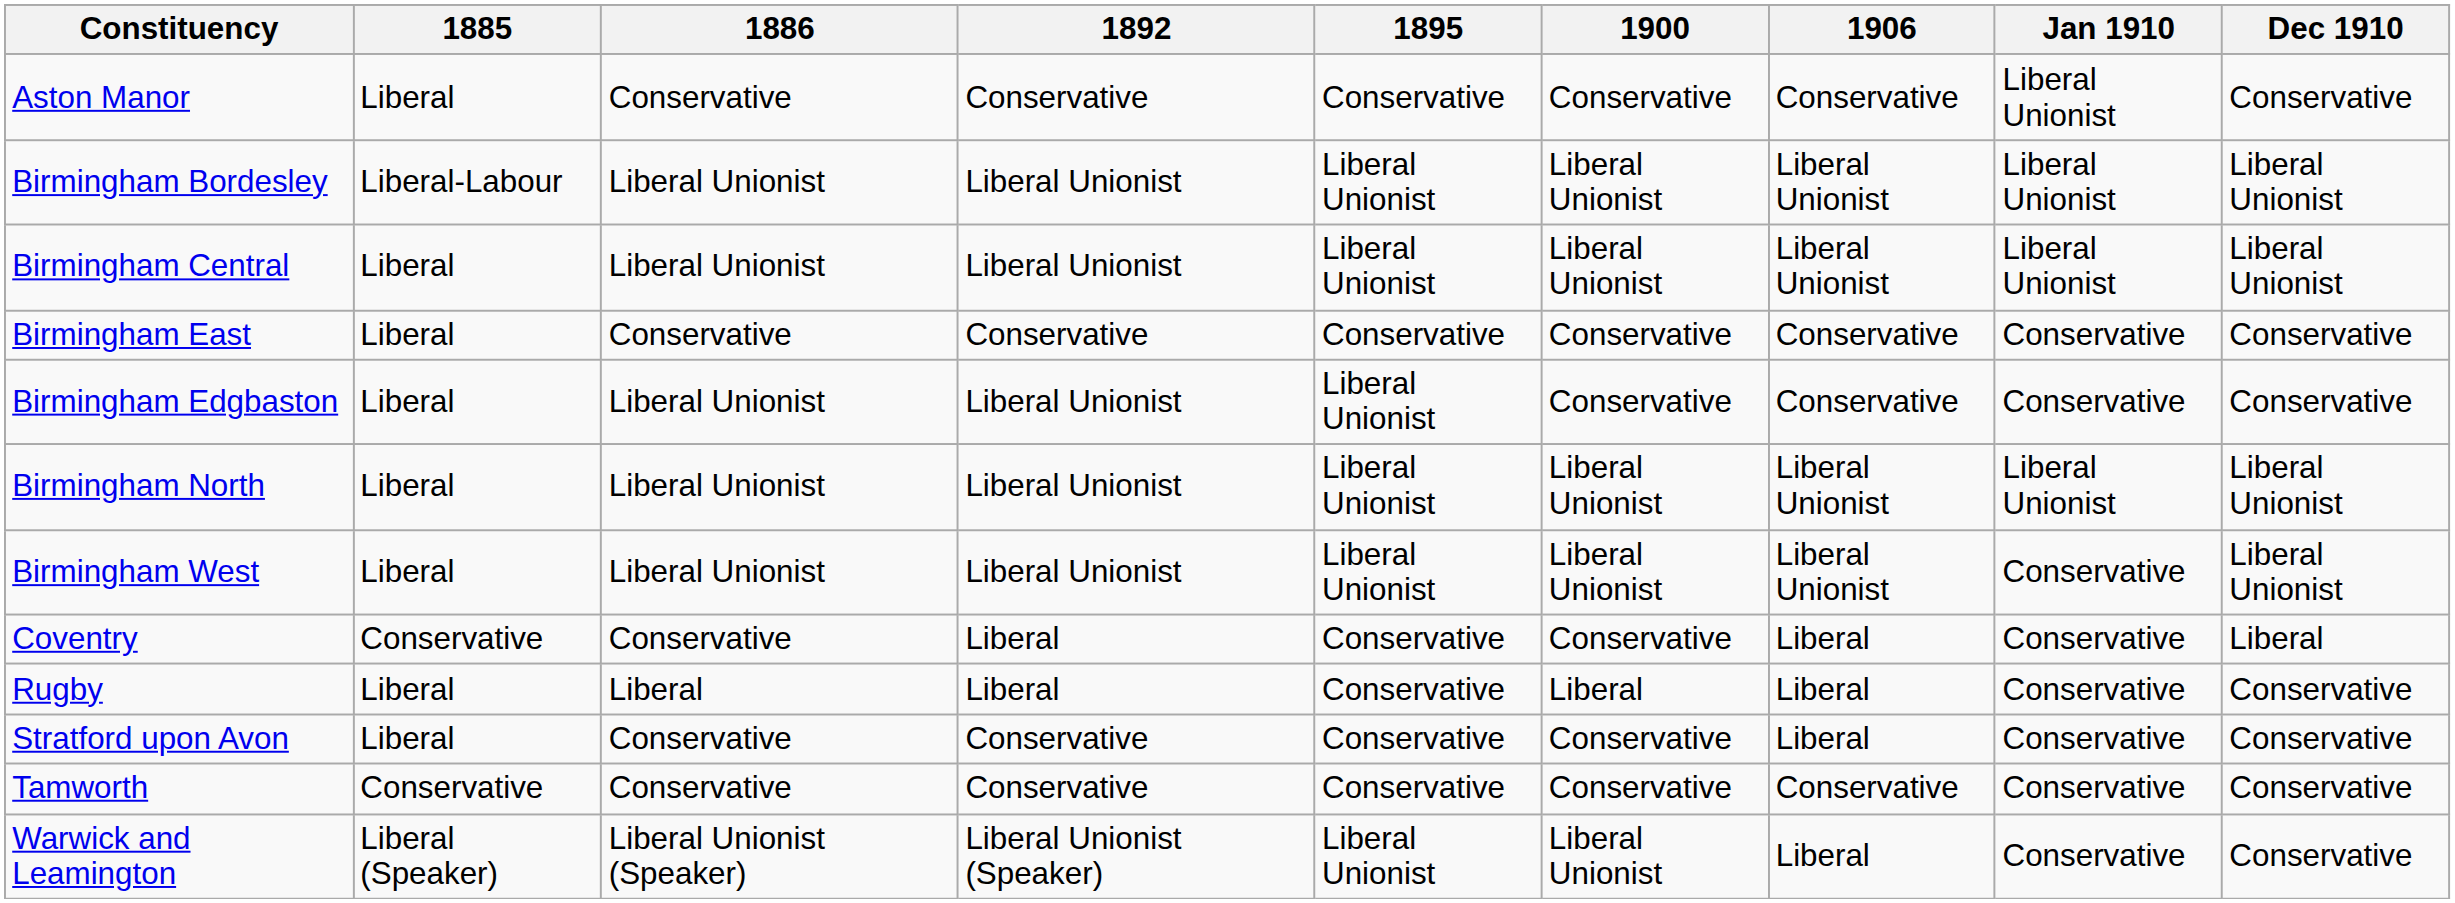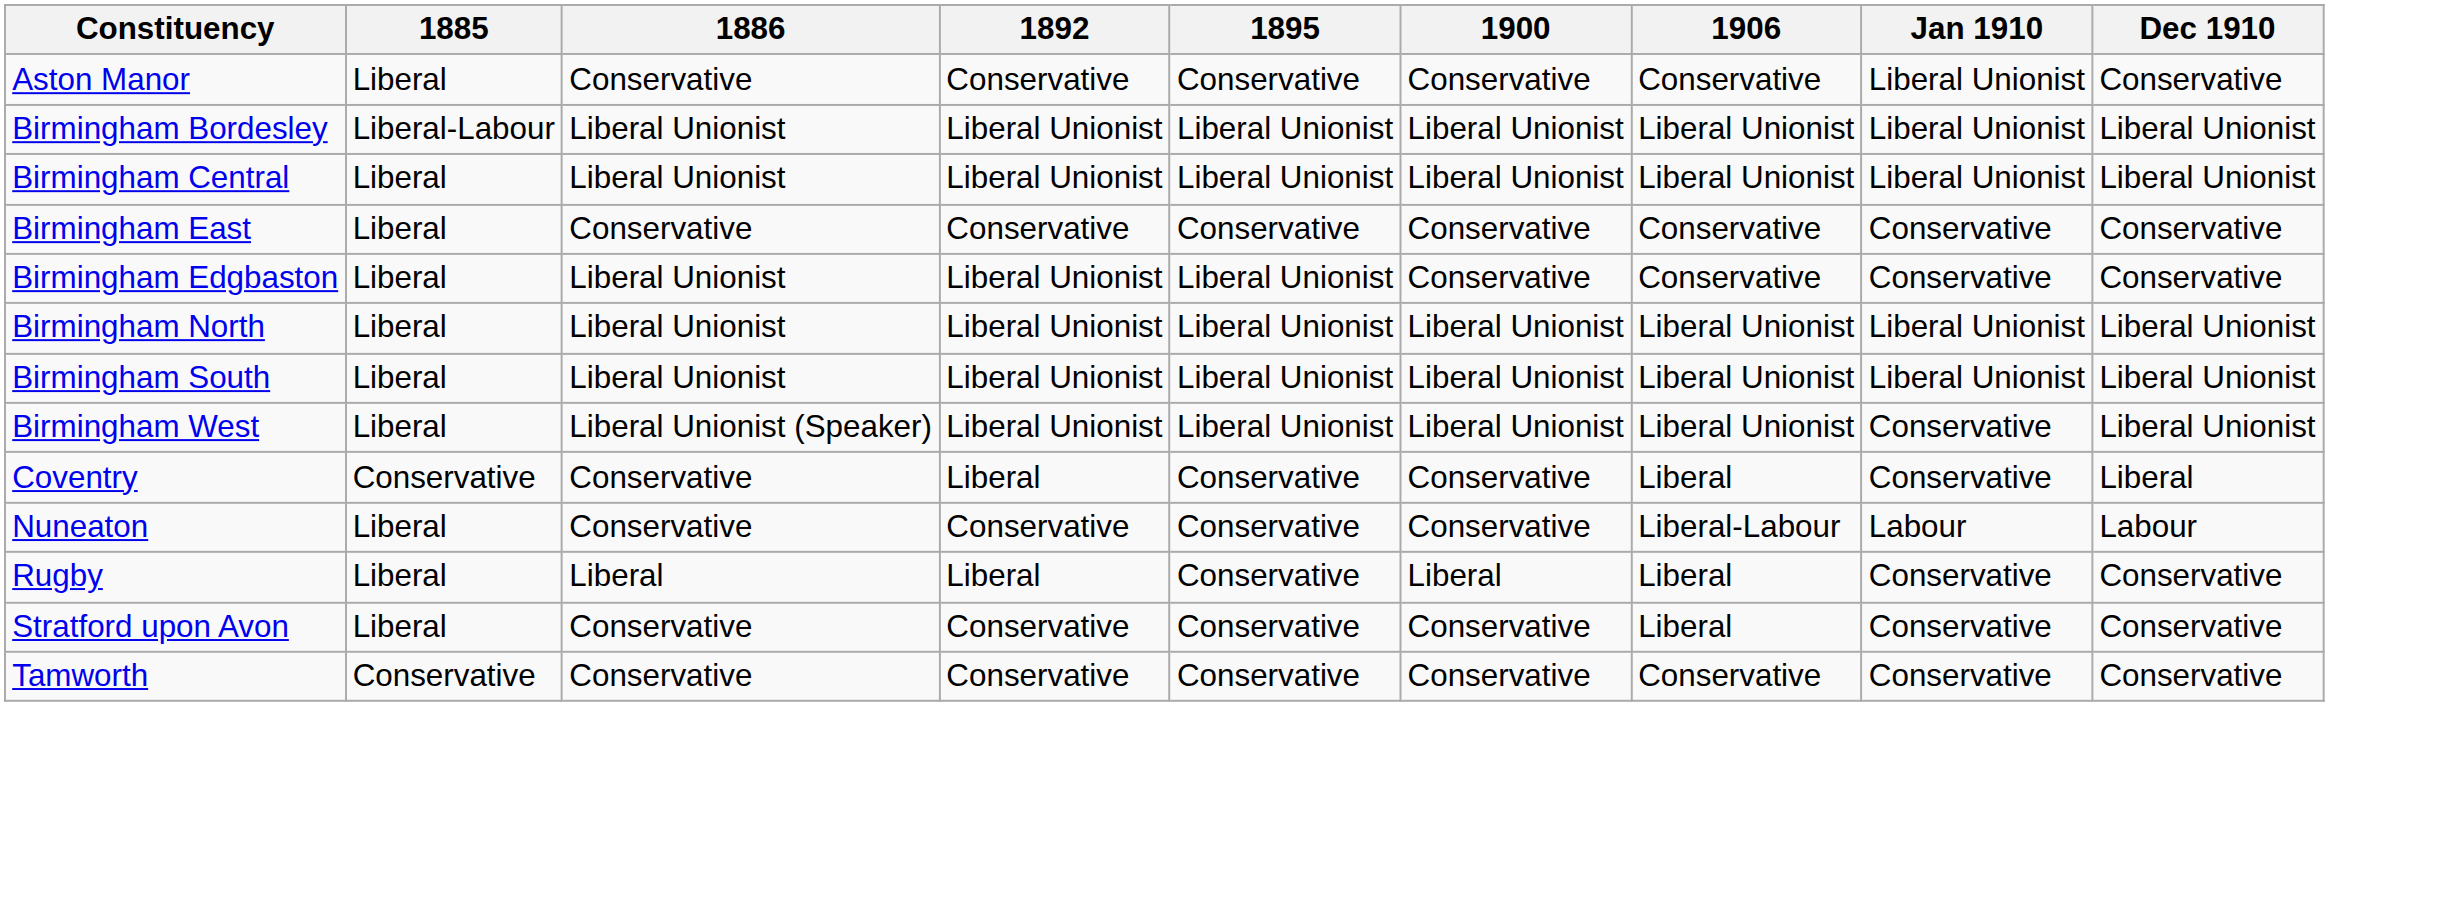+ row: (141, 377)
(717, 571) Liberal Unionist -> (751, 427) Liberal Unionist (Speaker)
+ row: (80, 526)
- row: (101, 855)
